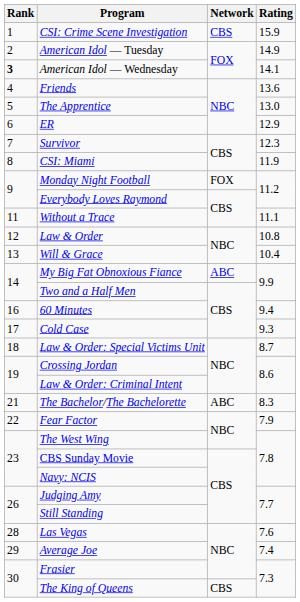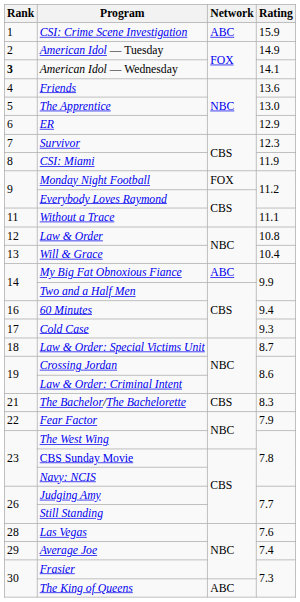(221, 32) CBS -> (222, 32) ABC
(222, 402) ABC -> (221, 402) CBS
(221, 587) CBS -> (222, 587) ABC
